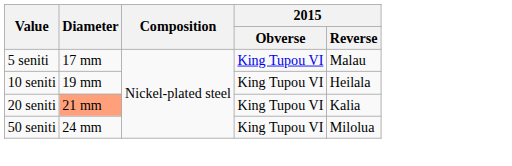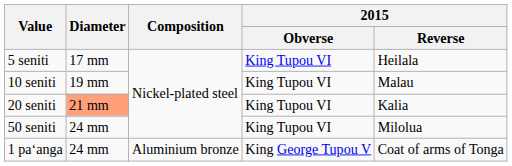(348, 60) Malau -> (398, 60) Heilala
(350, 82) Heilala -> (396, 82) Malau
+ row: (35, 149)
